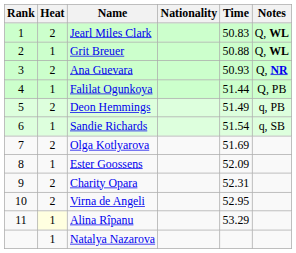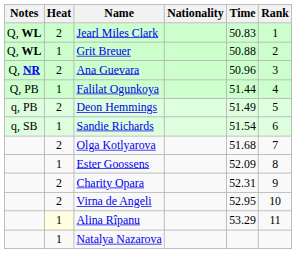columns swapped: (21, 13) <-> (272, 13)
(236, 70) 50.93 -> (242, 70) 50.96
(236, 145) 51.69 -> (242, 145) 51.68
